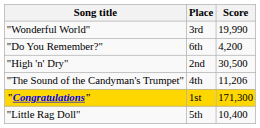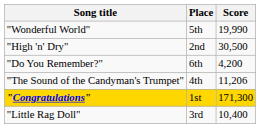(196, 30) 3rd -> (196, 30) 5th
rows swapped: (55, 47) <-> (38, 64)
(196, 115) 5th -> (196, 115) 3rd
